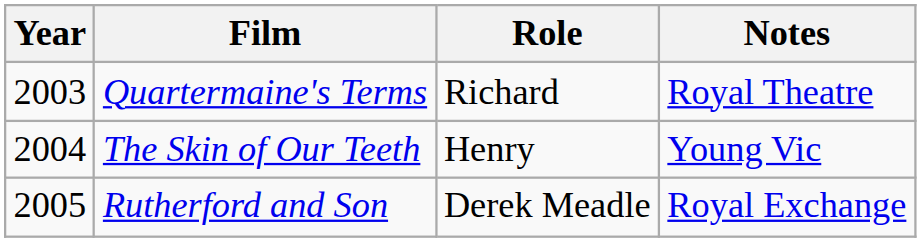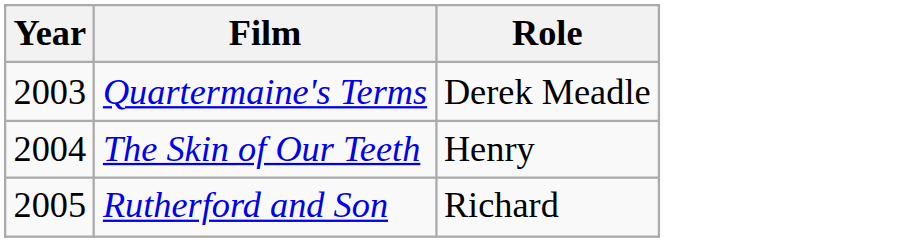- column: (787, 33)
(501, 90) Richard -> (547, 90) Derek Meadle
(547, 206) Derek Meadle -> (501, 206) Richard
